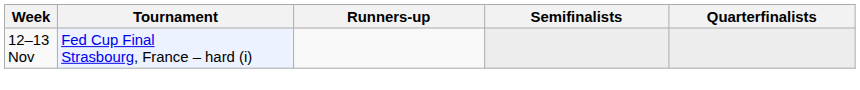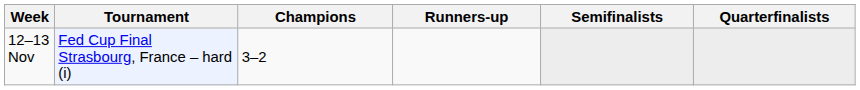+ column: (315, 16)
